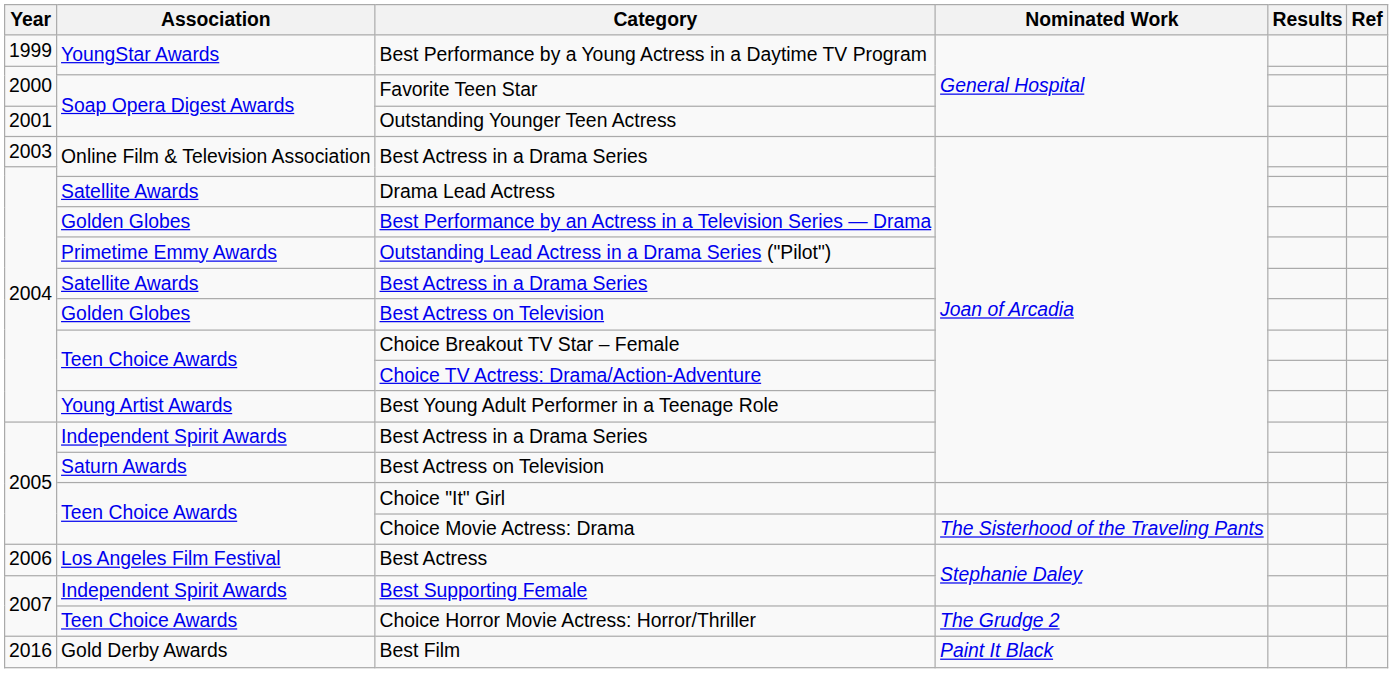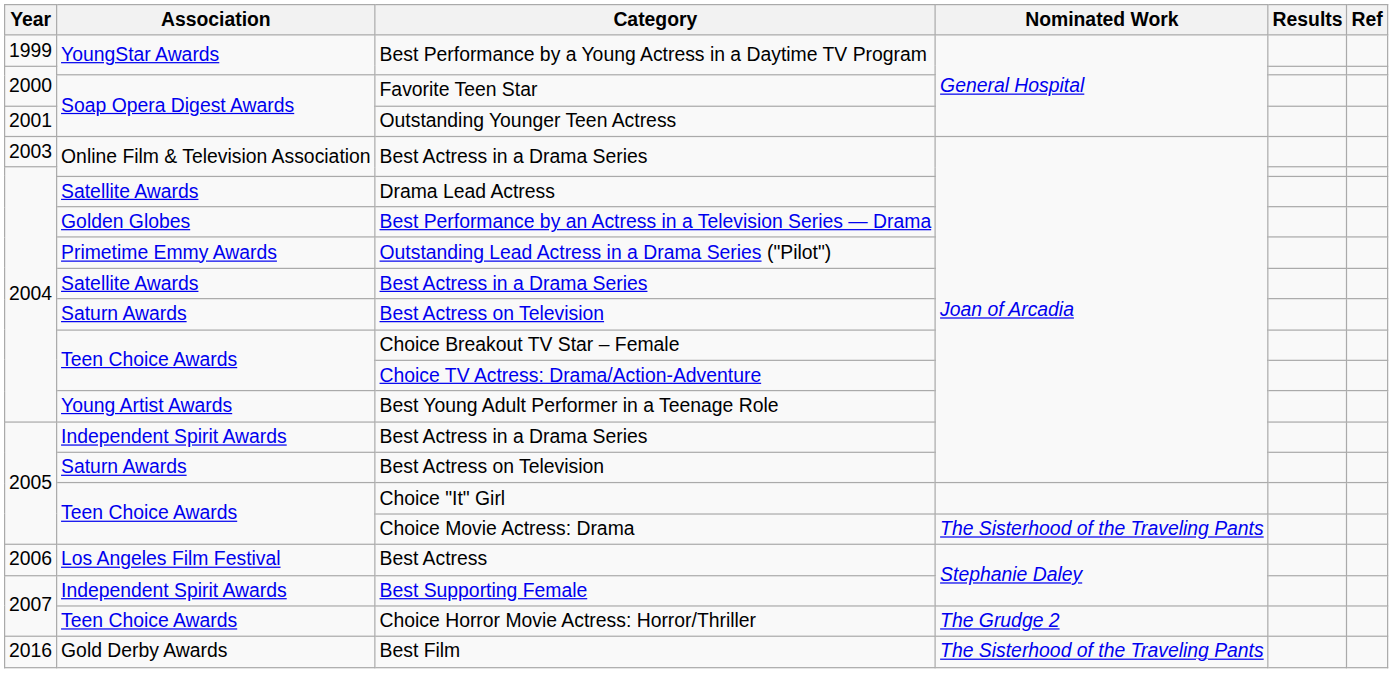(126, 314) Golden Globes -> (124, 314) Saturn Awards
(997, 651) Paint It Black -> (1102, 651) The Sisterhood of the Traveling Pants
